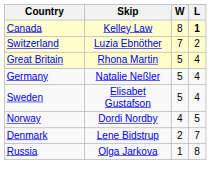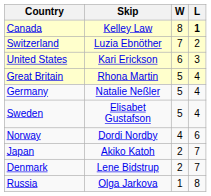+ row: (37, 60)
(197, 119) 5 -> (197, 135) 6
+ row: (20, 151)
